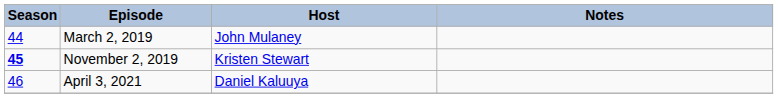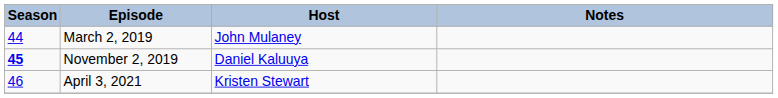(262, 59) Kristen Stewart -> (261, 59) Daniel Kaluuya
(261, 81) Daniel Kaluuya -> (262, 81) Kristen Stewart
